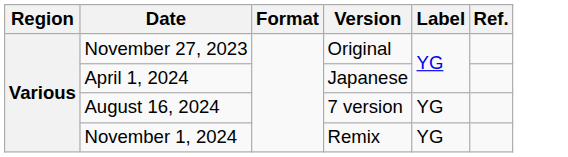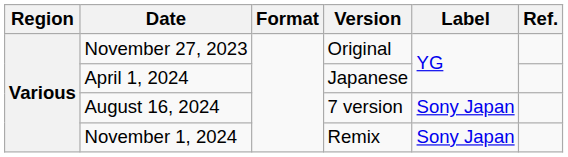(430, 107) YG -> (466, 107) Sony Japan
(430, 136) YG -> (466, 136) Sony Japan
